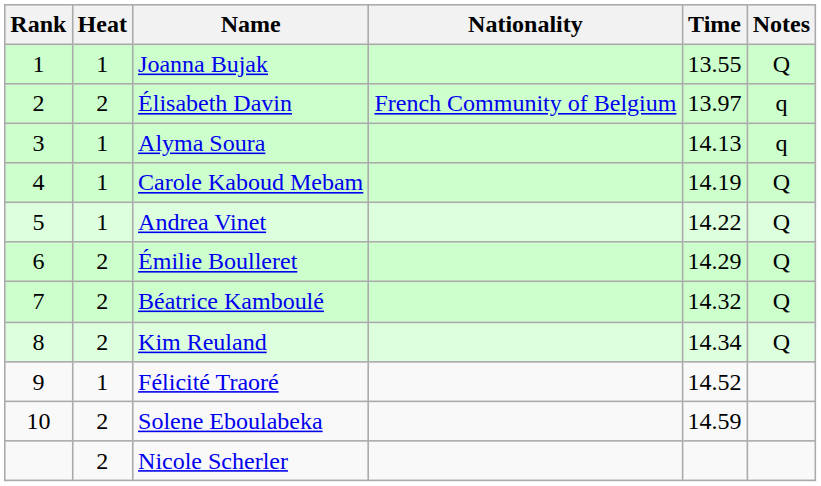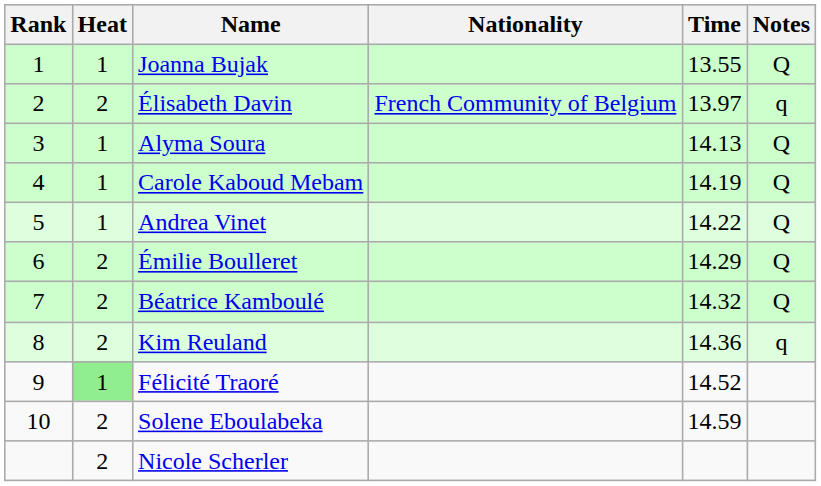(781, 143) q -> (781, 143) Q
(715, 341) 14.34 -> (715, 341) 14.36
(781, 341) Q -> (781, 341) q
(102, 380) no background -> (102, 380) lightgreen background
